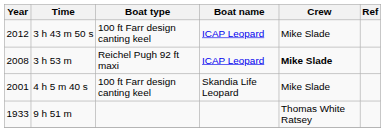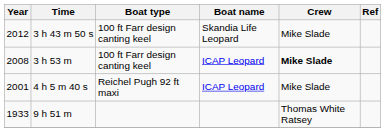(233, 33) ICAP Leopard -> (229, 33) Skandia Life Leopard
(138, 60) Reichel Pugh 92 ft maxi -> (137, 60) 100 ft Farr design canting keel
(137, 87) 100 ft Farr design canting keel -> (138, 87) Reichel Pugh 92 ft maxi
(229, 87) Skandia Life Leopard -> (233, 87) ICAP Leopard
